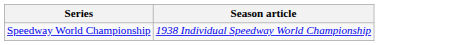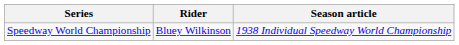+ column: (193, 13)
